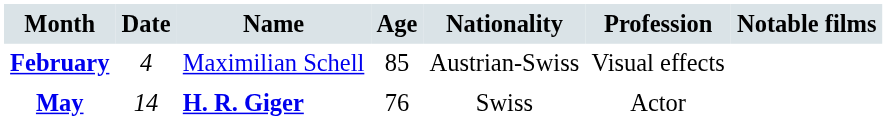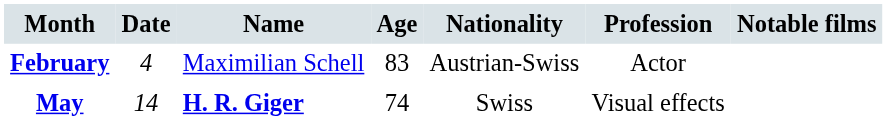(397, 63) 85 -> (397, 63) 83
(658, 63) Visual effects -> (658, 63) Actor
(397, 103) 76 -> (397, 103) 74
(658, 103) Actor -> (658, 103) Visual effects
